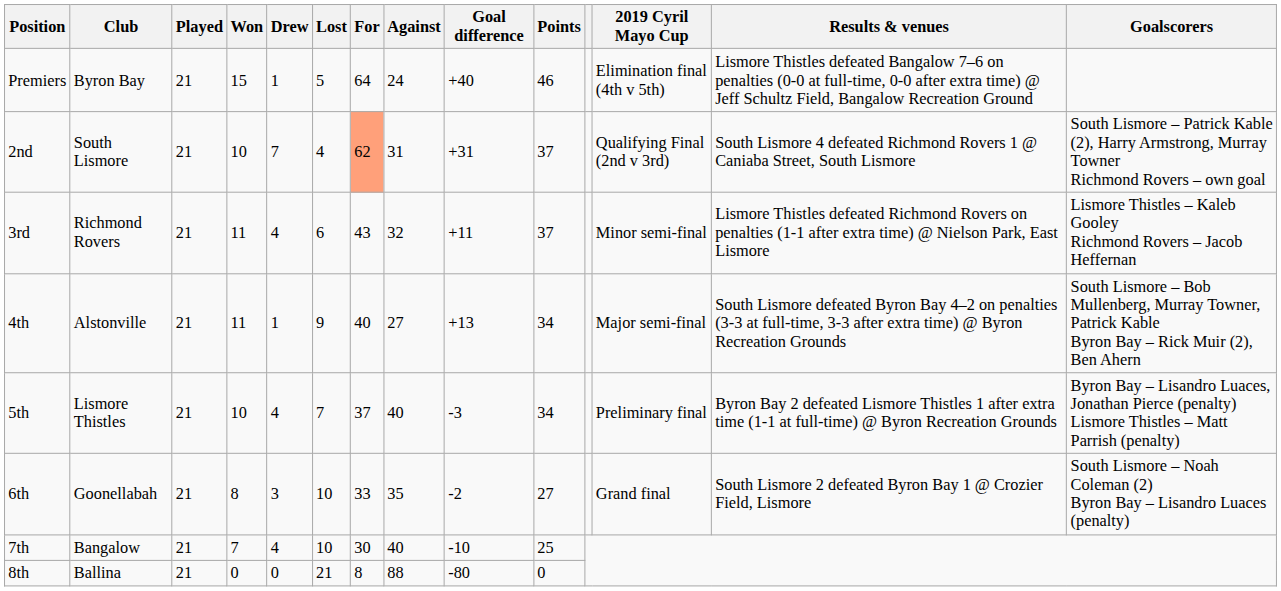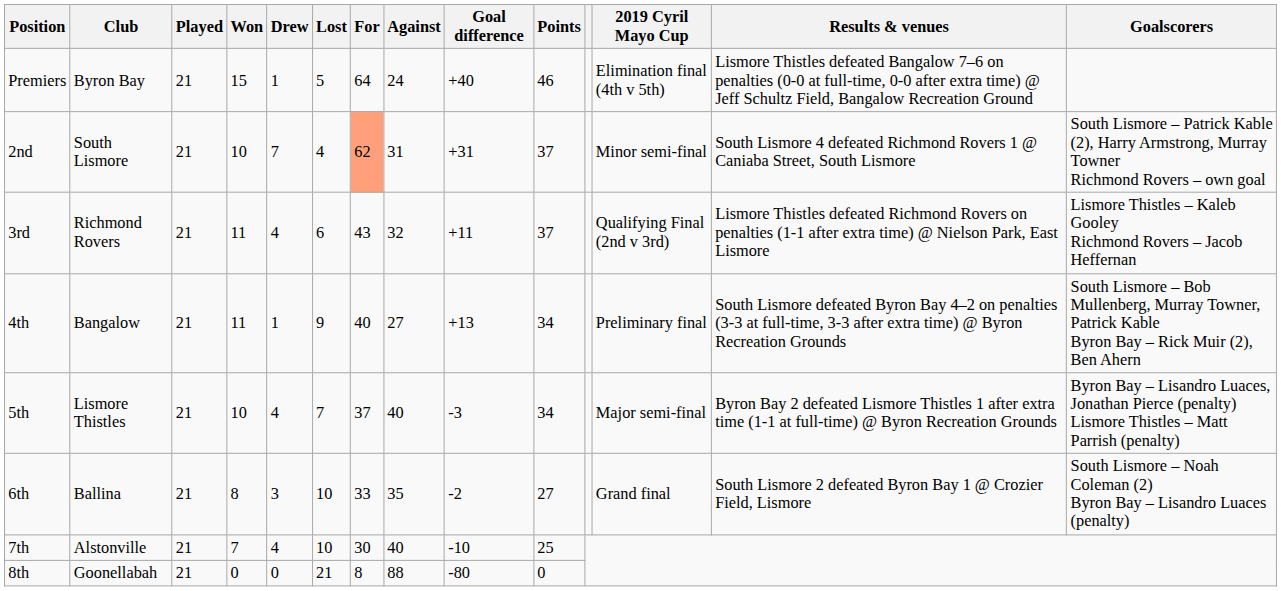(650, 151) Qualifying Final (2nd v 3rd) -> (651, 151) Minor semi-final
(651, 232) Minor semi-final -> (650, 232) Qualifying Final (2nd v 3rd)
(110, 322) Alstonville -> (107, 322) Bangalow
(651, 322) Major semi-final -> (651, 322) Preliminary final
(651, 413) Preliminary final -> (651, 413) Major semi-final
(115, 494) Goonellabah -> (97, 494) Ballina
(107, 547) Bangalow -> (110, 547) Alstonville
(97, 573) Ballina -> (115, 573) Goonellabah
